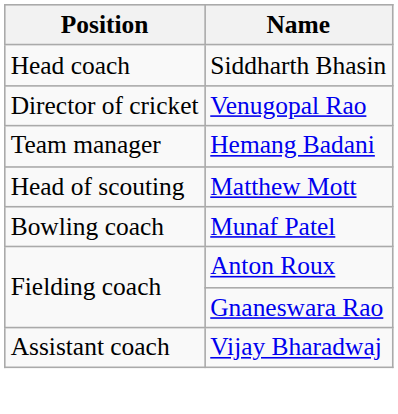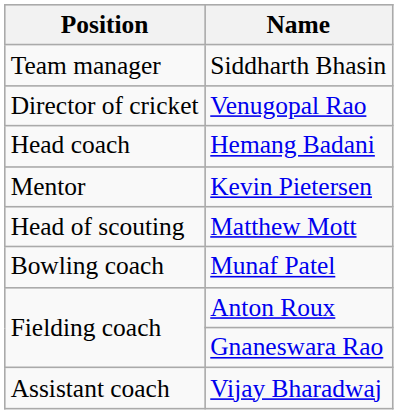(70, 65) Head coach -> (86, 65) Team manager
(86, 145) Team manager -> (70, 145) Head coach
+ row: (291, 186)
